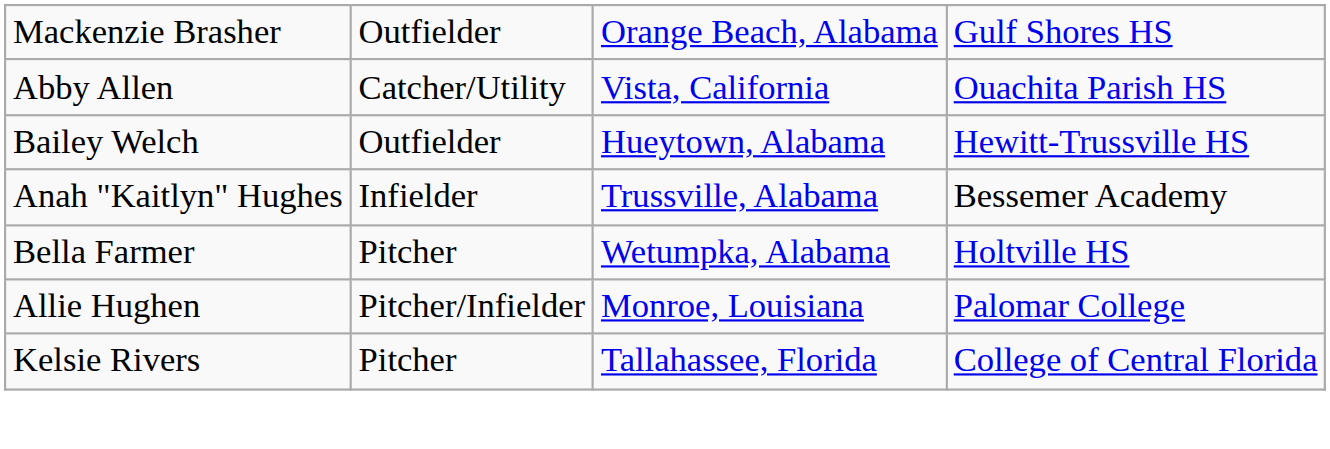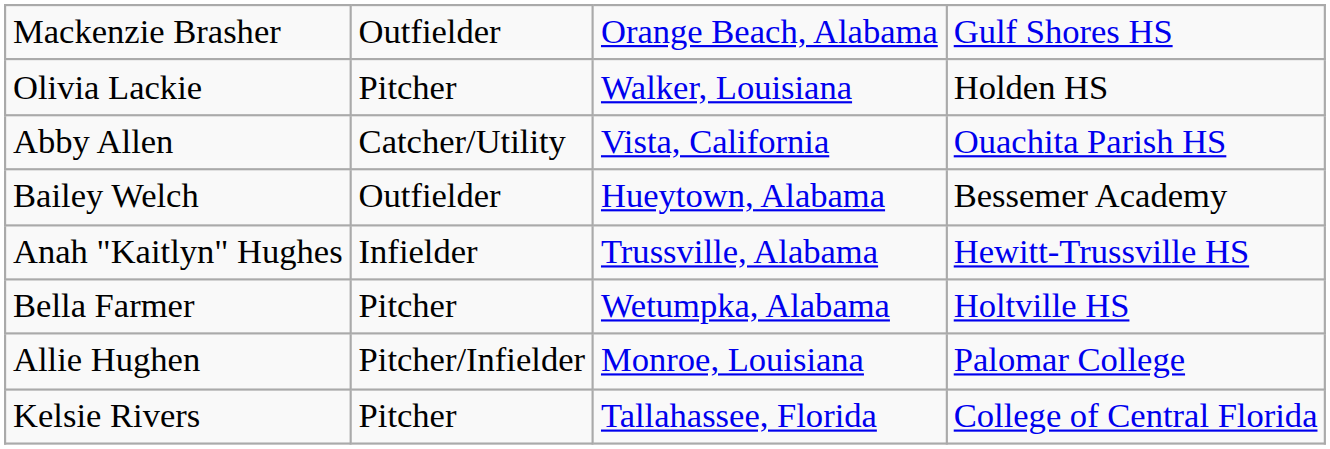+ row: (108, 86)
(1101, 141) Hewitt-Trussville HS -> (1090, 196) Bessemer Academy
(1090, 196) Bessemer Academy -> (1101, 251) Hewitt-Trussville HS
